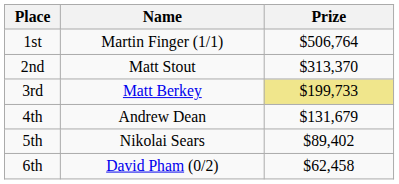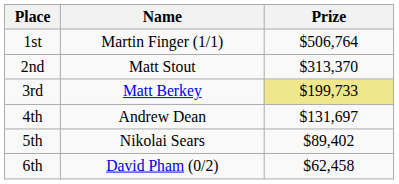(329, 116) $131,679 -> (329, 116) $131,697
